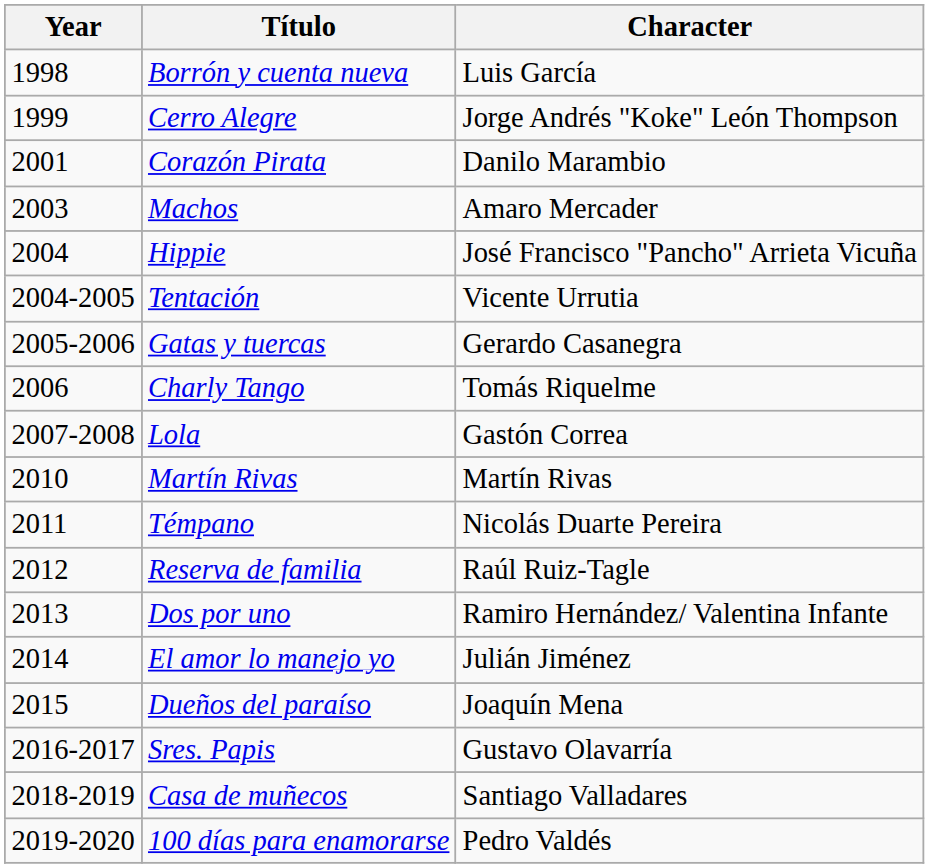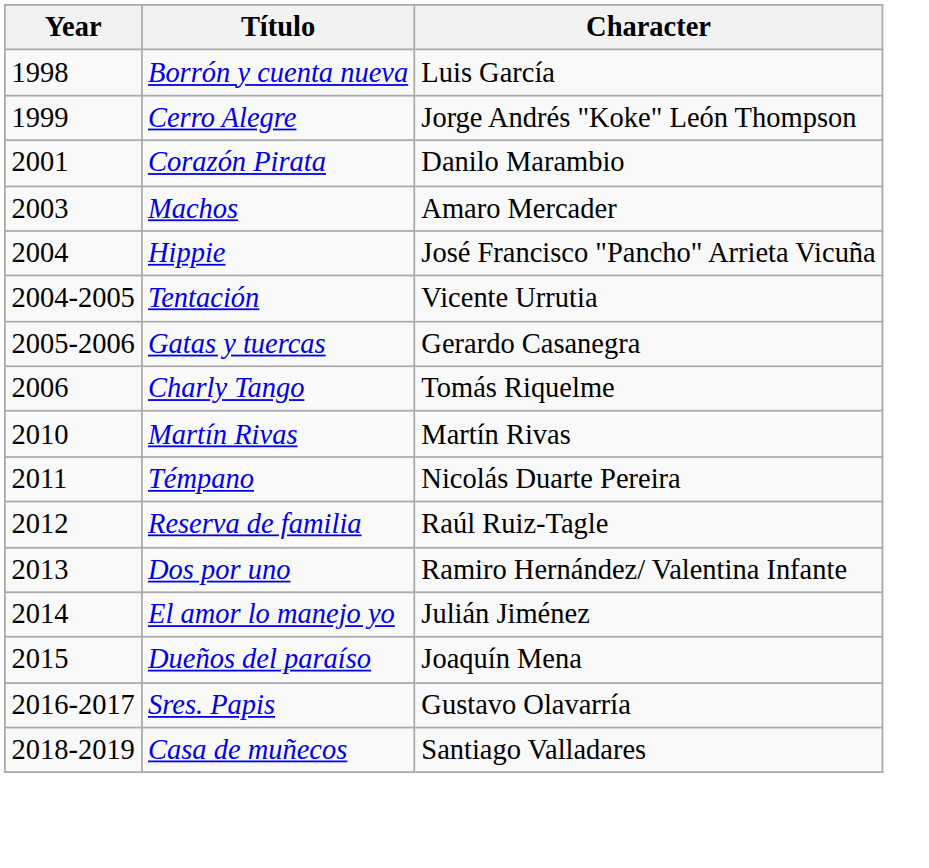- row: (174, 433)
- row: (299, 840)
